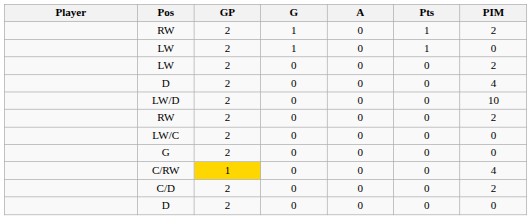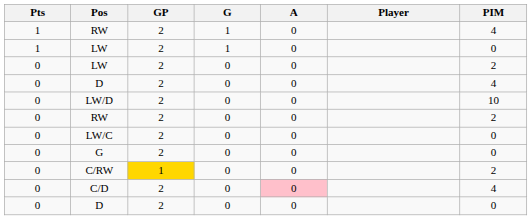columns swapped: (71, 13) <-> (427, 13)
(493, 30) 2 -> (493, 30) 4
(493, 170) 4 -> (493, 170) 2
(360, 188) no background -> (294, 188) pink background
(493, 188) 2 -> (493, 188) 4
